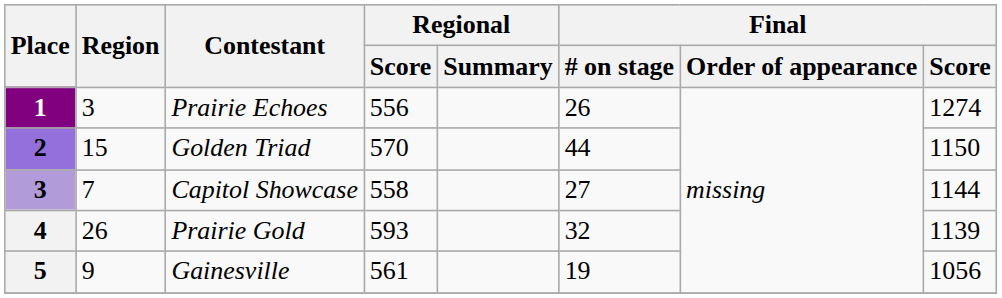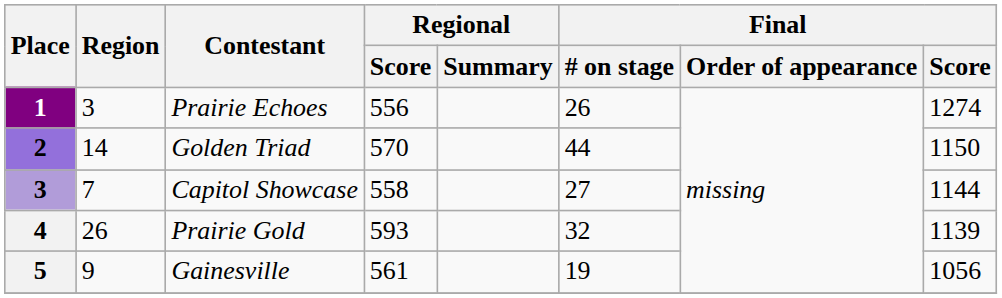(95, 148) 15 -> (95, 148) 14
